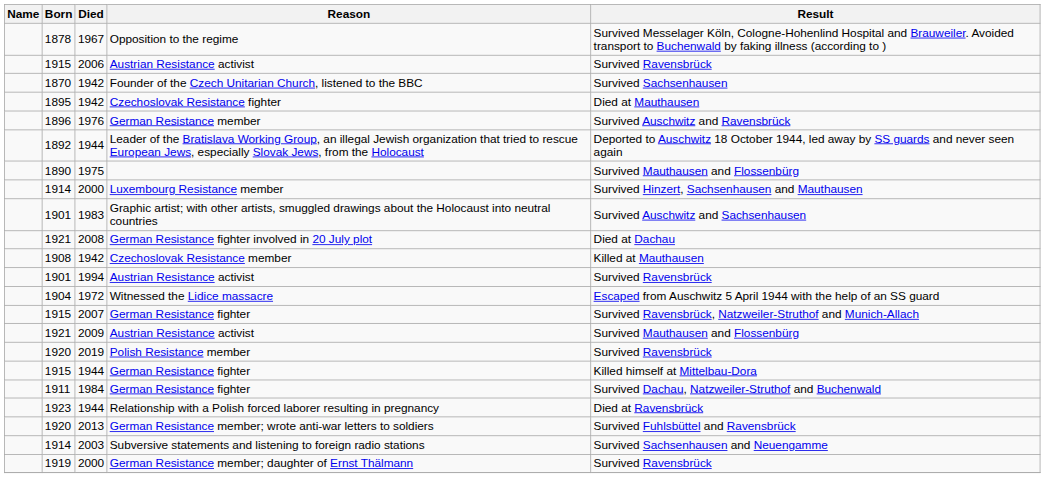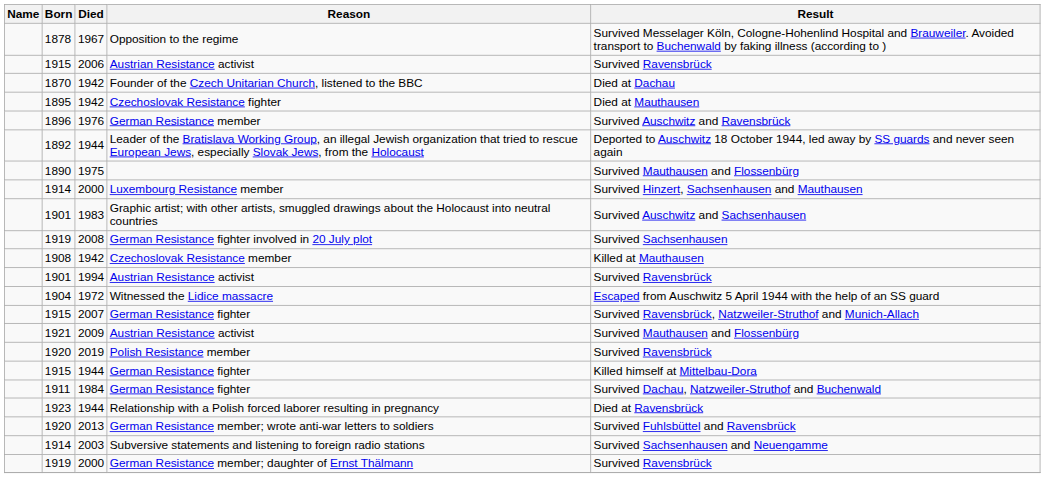(661, 83) Survived Sachsenhausen -> (634, 83) Died at Dachau
(58, 240) 1921 -> (58, 240) 1919
(634, 240) Died at Dachau -> (661, 240) Survived Sachsenhausen
